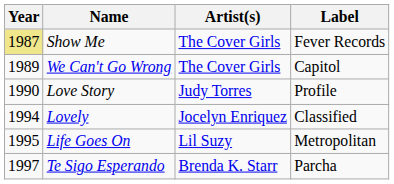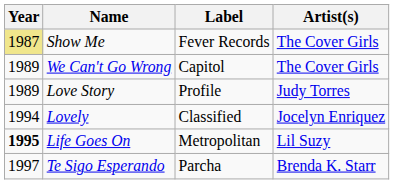columns swapped: (233, 16) <-> (340, 16)
(24, 91) 1990 -> (24, 91) 1989
(24, 141) normal -> (24, 141) bold
